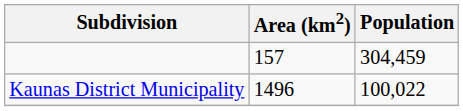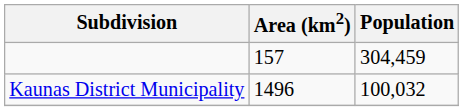(393, 89) 100,022 -> (393, 89) 100,032
